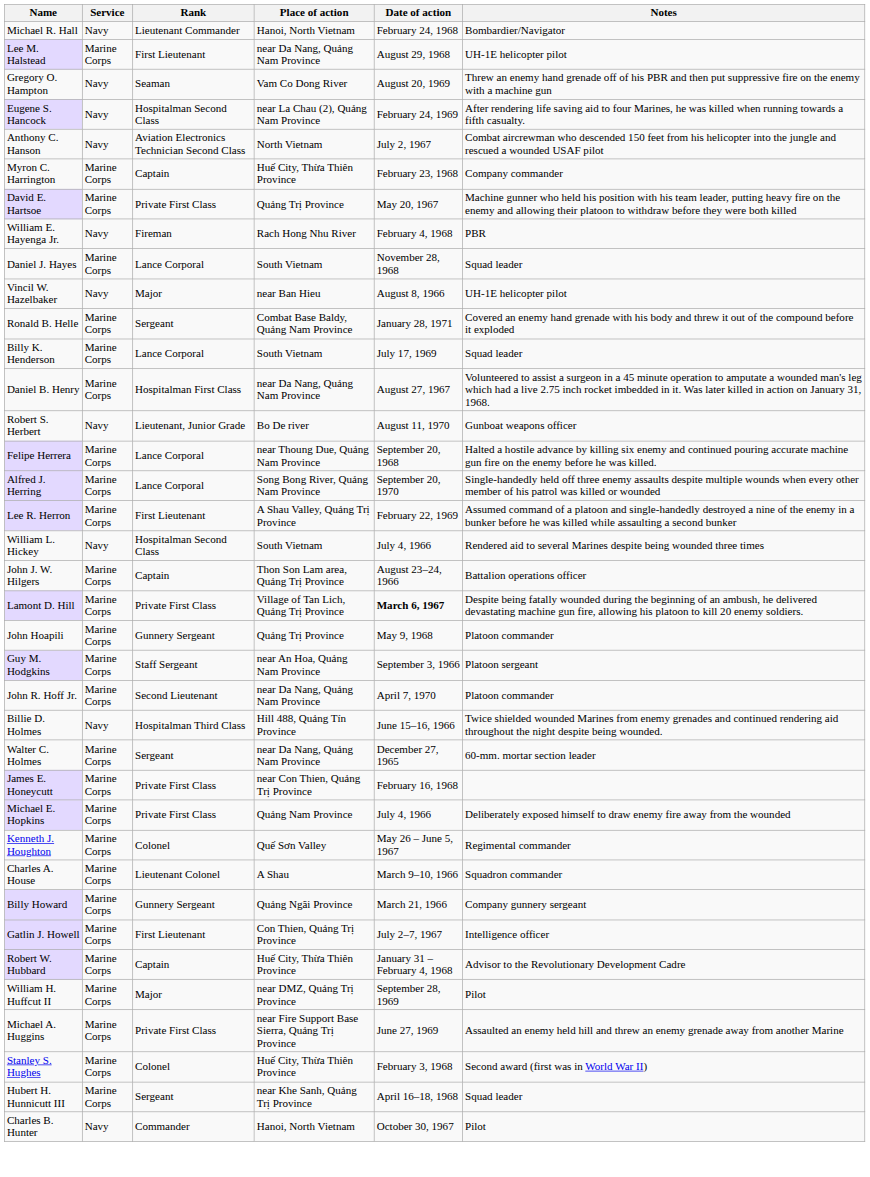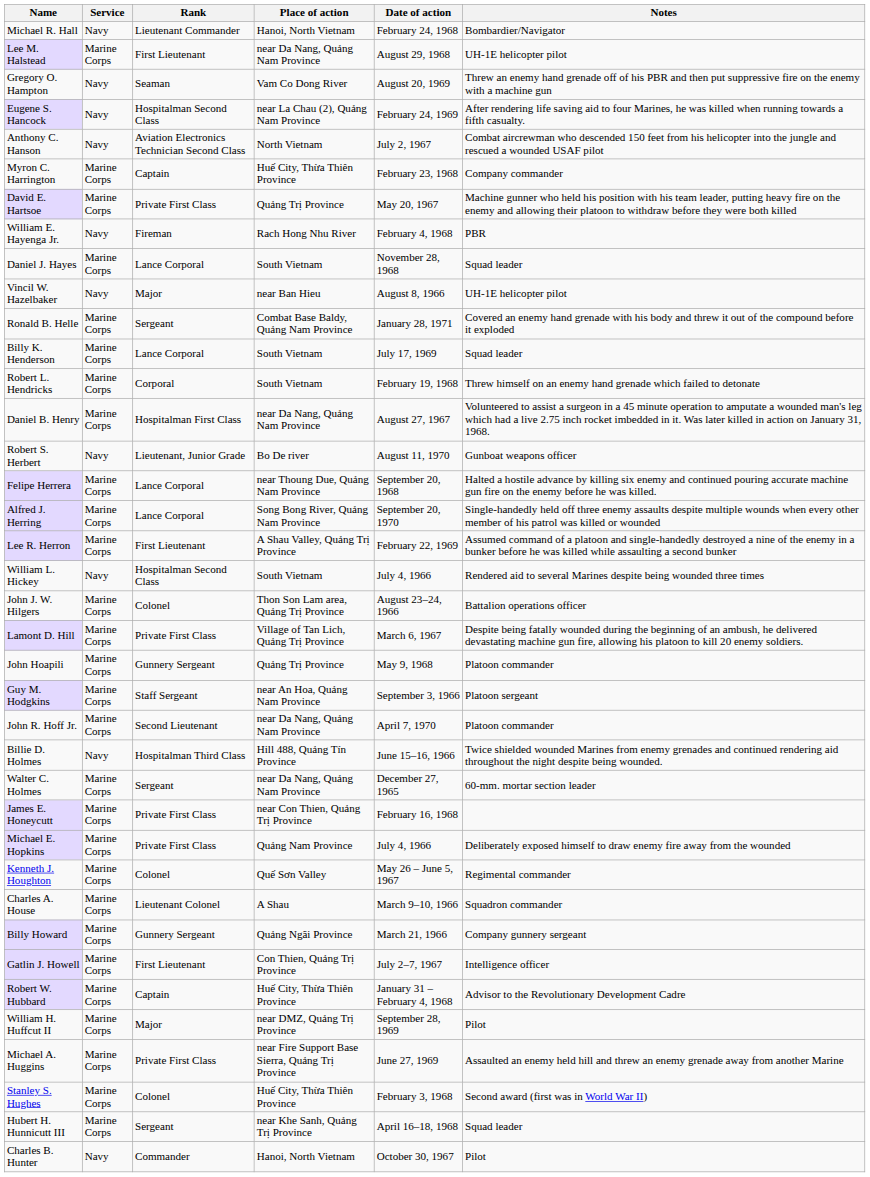+ row: (30, 383)
(152, 575) Captain -> (153, 605) Colonel
(410, 605) bold -> (409, 635) normal
